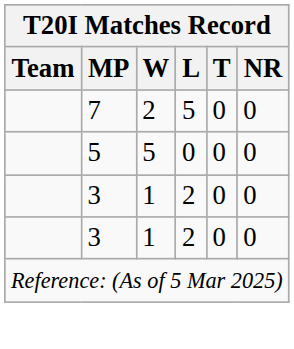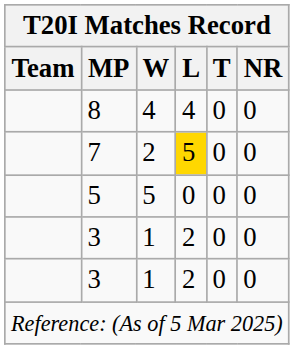+ row: (94, 110)
(189, 110) no background -> (189, 152) gold background
